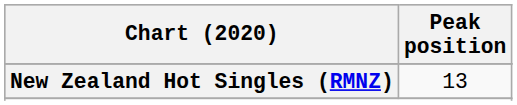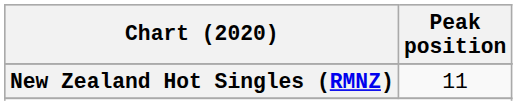(455, 82) 13 -> (455, 82) 11
